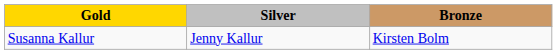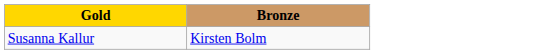- column: (278, 15)
